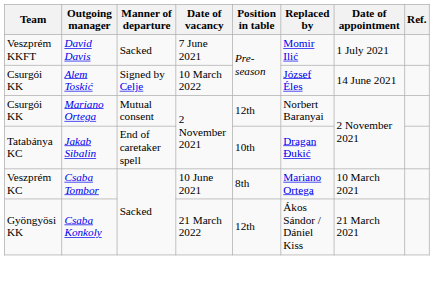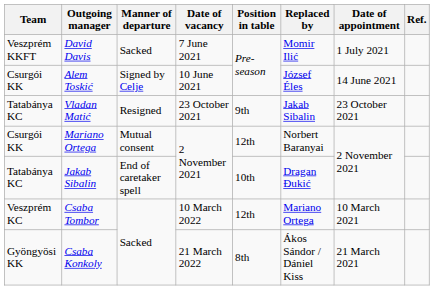(200, 80) 10 March 2022 -> (196, 80) 10 June 2021
+ row: (81, 110)
(196, 184) 10 June 2021 -> (200, 214) 10 March 2022
(242, 184) 8th -> (245, 214) 12th
(245, 227) 12th -> (242, 257) 8th
